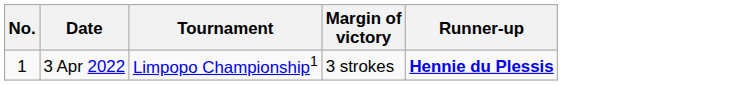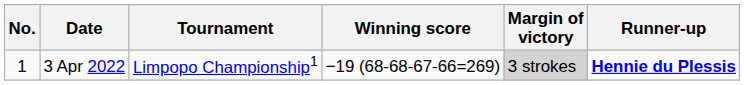+ column: (413, 28)
(360, 65) no background -> (542, 65) lightgrey background
